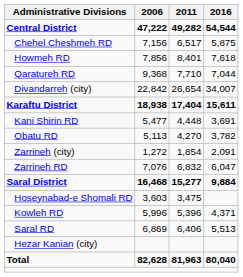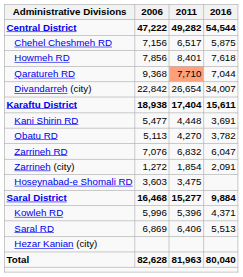(189, 74) no background -> (189, 74) lightsalmon background
rows swapped: (41, 167) <-> (44, 151)
rows swapped: (37, 182) <-> (74, 197)
